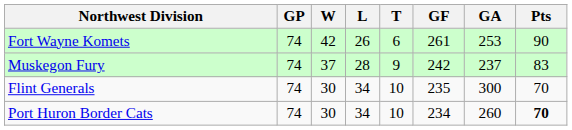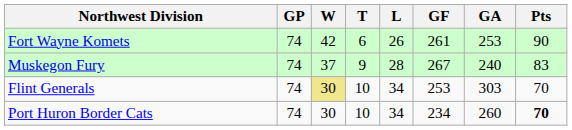columns swapped: (362, 16) <-> (396, 16)
(439, 64) 242 -> (439, 64) 267
(490, 64) 237 -> (490, 64) 240
(328, 88) no background -> (328, 88) khaki background
(439, 88) 235 -> (439, 88) 253
(490, 88) 300 -> (490, 88) 303
